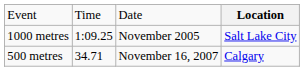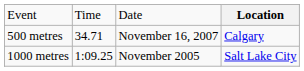rows swapped: (35, 56) <-> (38, 35)
